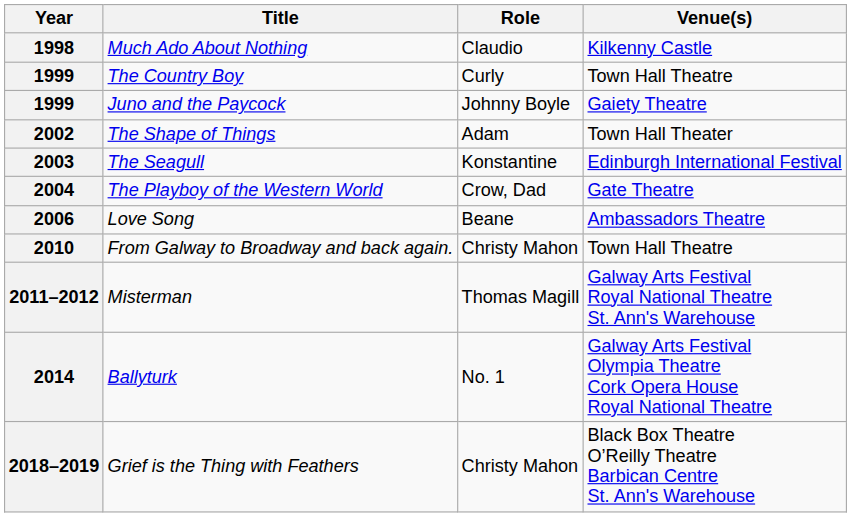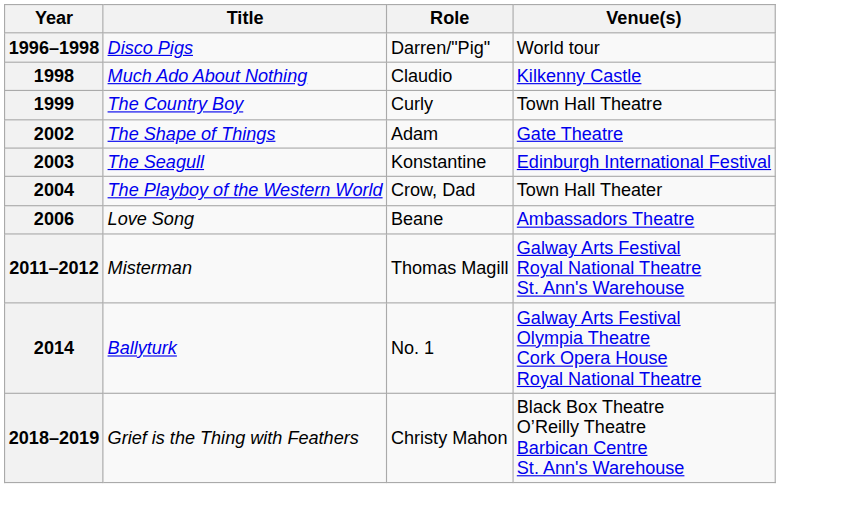+ row: (54, 47)
- row: (54, 104)
(660, 133) Town Hall Theater -> (570, 133) Gate Theatre
(641, 190) Gate Theatre -> (589, 190) Town Hall Theater
- row: (54, 248)
